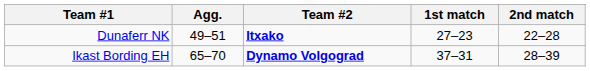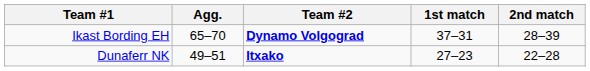rows swapped: (121, 55) <-> (133, 35)
